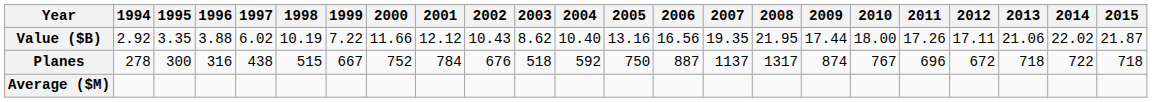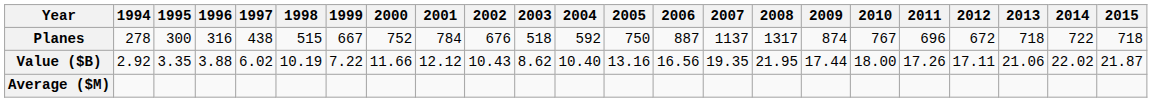rows swapped: (59, 62) <-> (59, 39)
